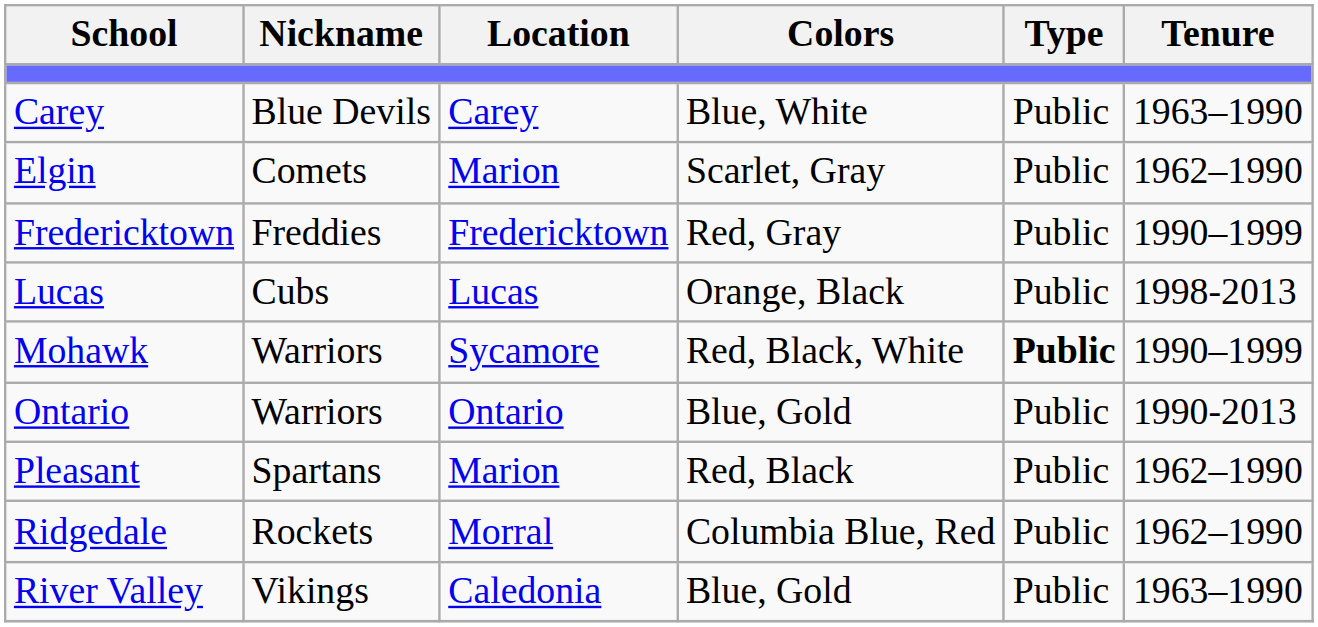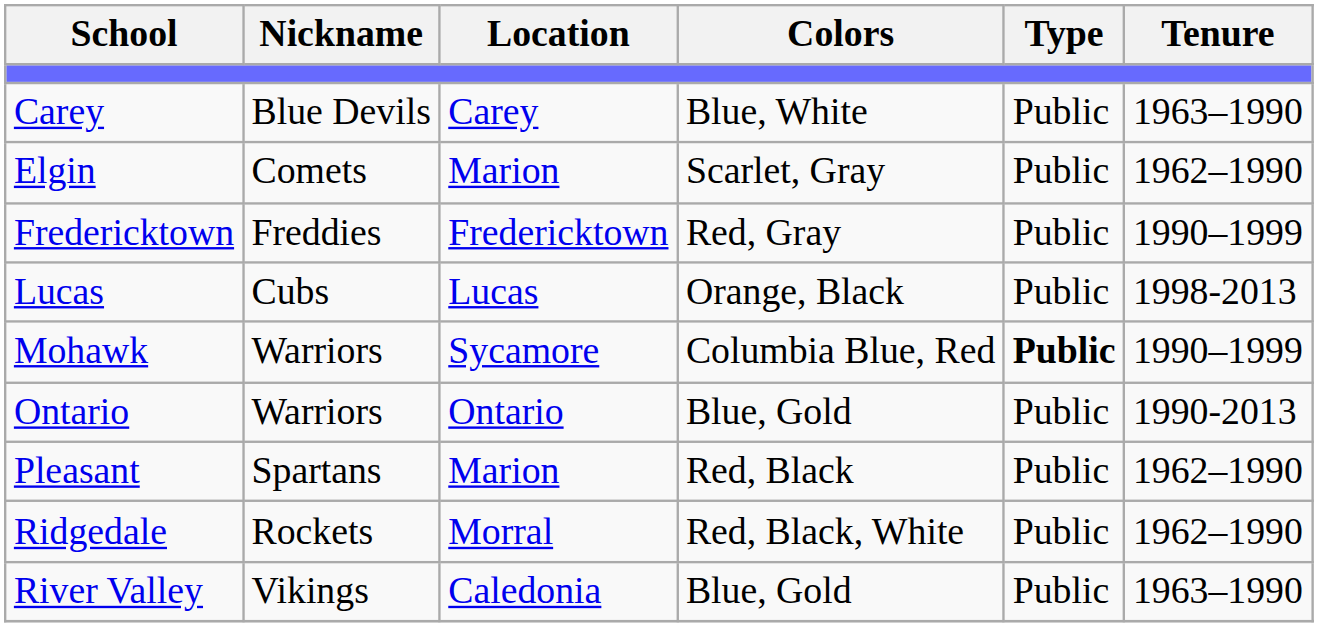(825, 351) Red, Black, White -> (841, 351) Columbia Blue, Red
(841, 530) Columbia Blue, Red -> (825, 530) Red, Black, White
